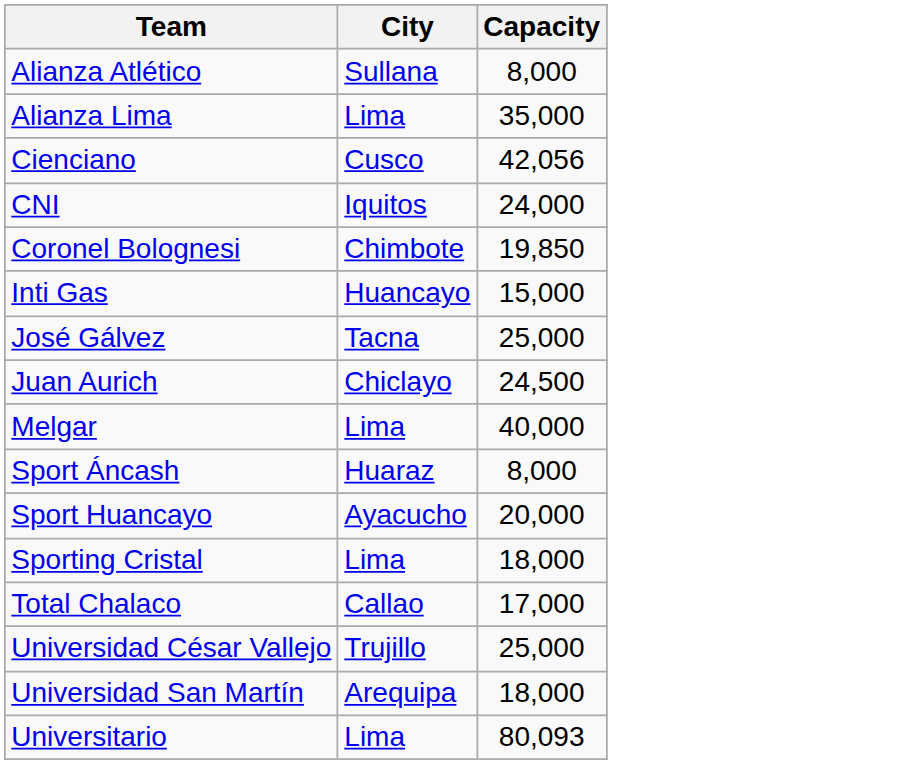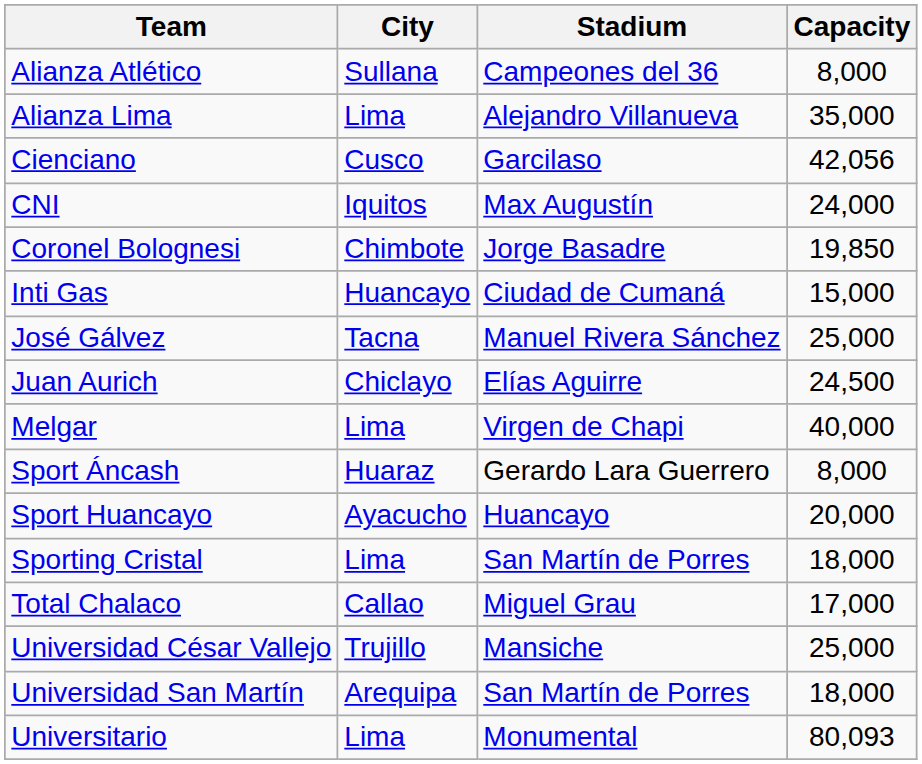+ column: (632, 26)
